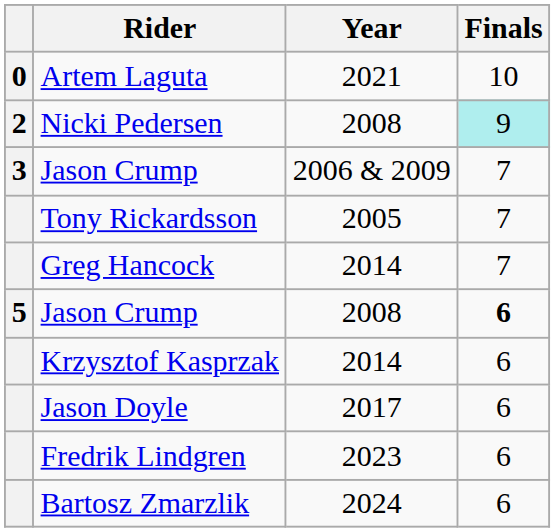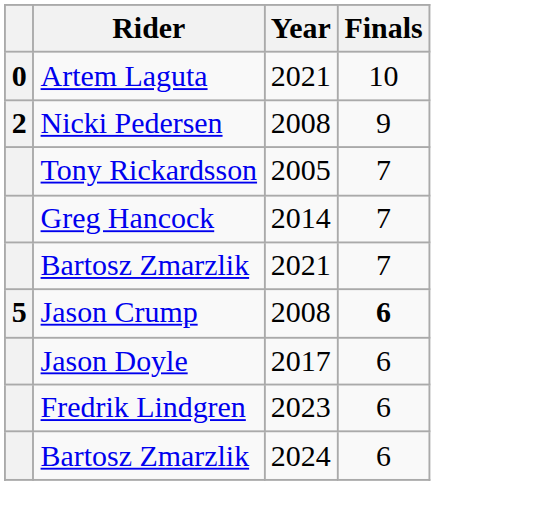(504, 123) paleturquoise background -> (384, 123) no background
- row: (119, 170)
+ row: (145, 265)
- row: (160, 360)
